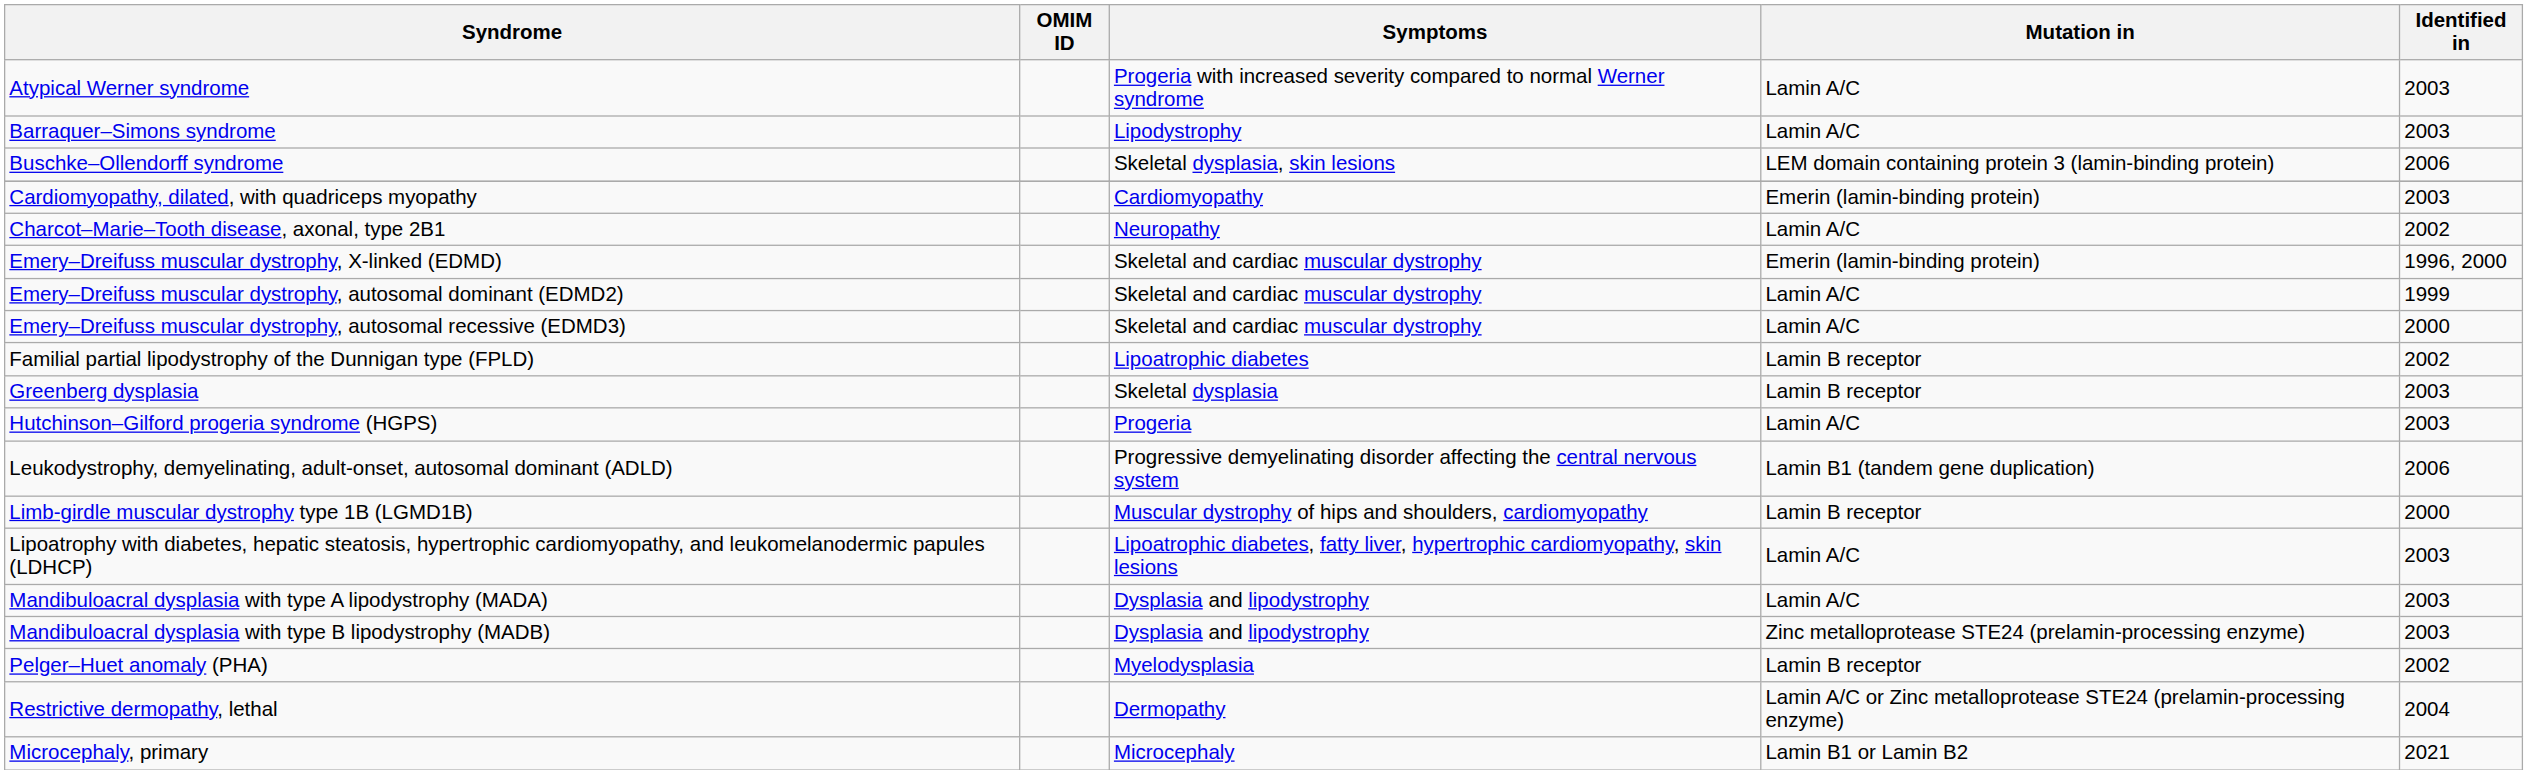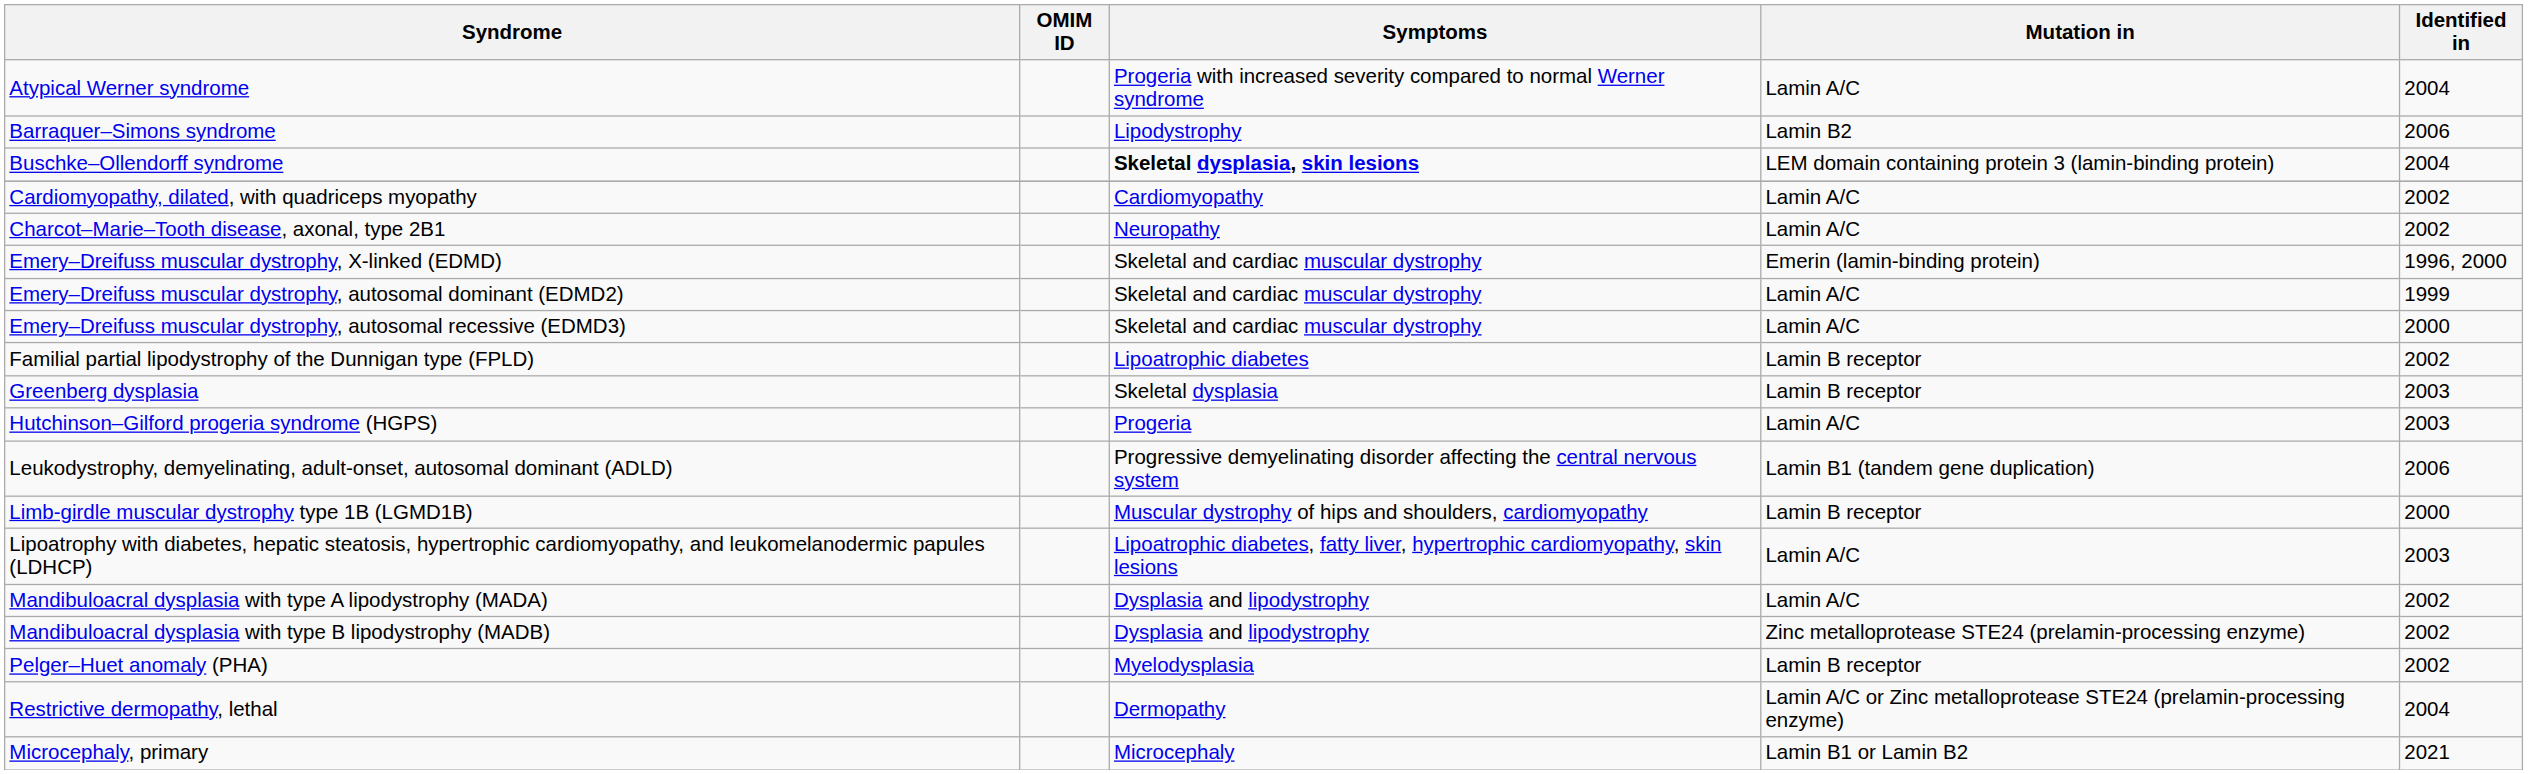(2427, 87) 2003 -> (2427, 87) 2004
(1813, 131) Lamin A/C -> (1809, 131) Lamin B2
(2427, 131) 2003 -> (2427, 131) 2006
(1255, 164) normal -> (1266, 164) bold
(2427, 164) 2006 -> (2427, 164) 2004
(1903, 196) Emerin (lamin-binding protein) -> (1813, 196) Lamin A/C
(2427, 196) 2003 -> (2427, 196) 2002
(2427, 600) 2003 -> (2427, 600) 2002
(2427, 632) 2003 -> (2427, 632) 2002
